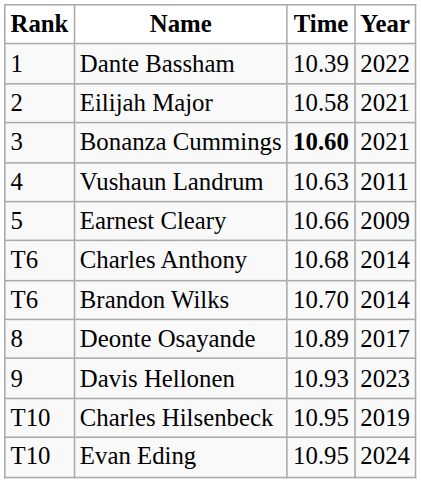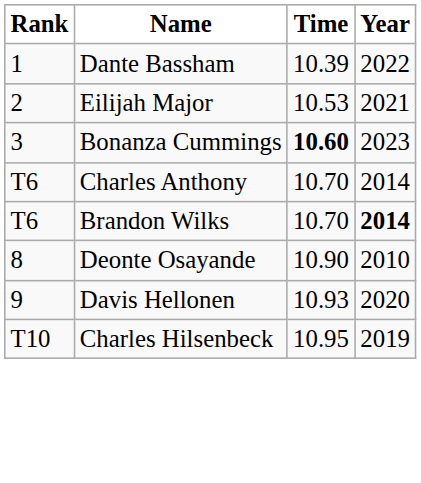(321, 102) 10.58 -> (321, 102) 10.53
(385, 142) 2021 -> (385, 142) 2023
- row: (172, 181)
- row: (153, 220)
(321, 260) 10.68 -> (321, 181) 10.70
(385, 299) normal -> (385, 220) bold
(321, 338) 10.89 -> (321, 260) 10.90
(385, 338) 2017 -> (385, 260) 2010
(385, 378) 2023 -> (385, 299) 2020
- row: (138, 456)
